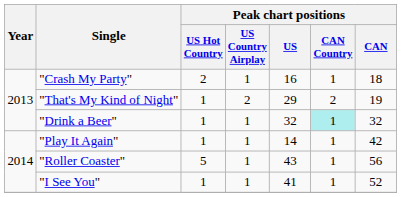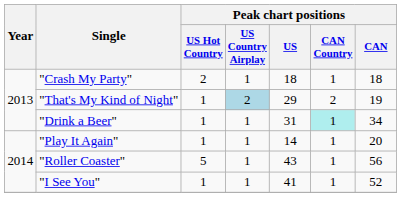(290, 79) 16 -> (290, 79) 18
(247, 99) no background -> (247, 99) lightblue background
(290, 120) 32 -> (290, 120) 31
(376, 120) 32 -> (376, 120) 34
(376, 140) 42 -> (376, 140) 20
